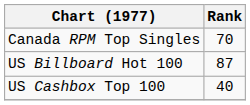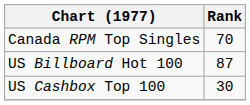(225, 88) 40 -> (225, 88) 30
